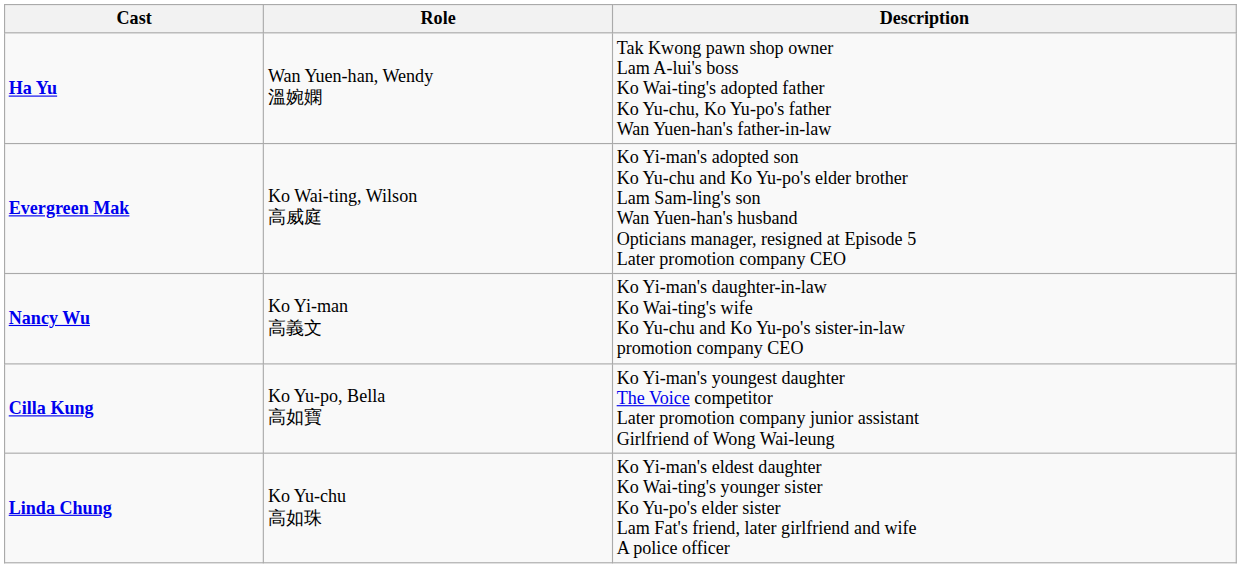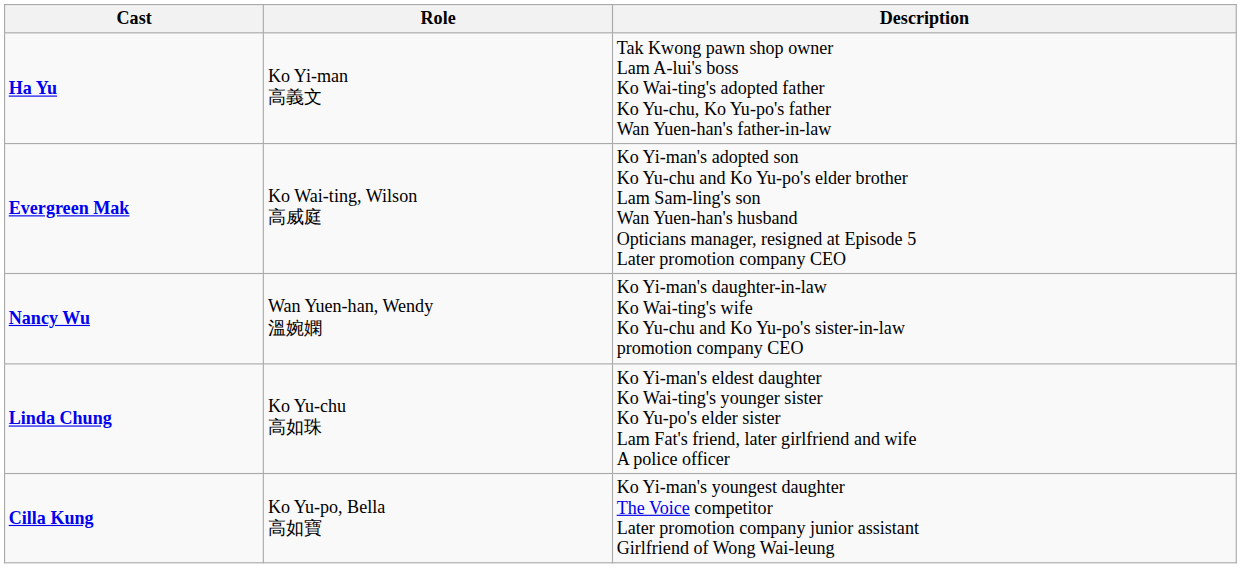(351, 87) Wan Yuen-han, Wendy 溫婉嫻 -> (308, 87) Ko Yi-man 高義文
(308, 317) Ko Yi-man 高義文 -> (351, 317) Wan Yuen-han, Wendy 溫婉嫻
rows swapped: (60, 507) <-> (51, 408)
